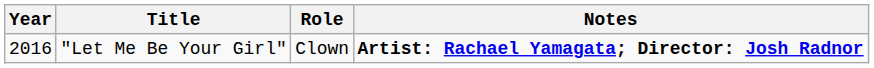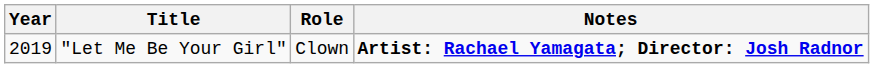(31, 49) 2016 -> (31, 49) 2019
